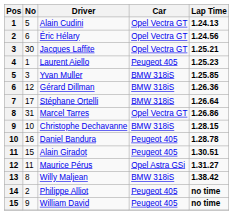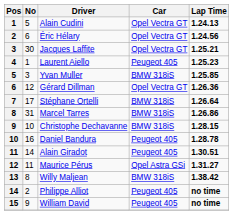(153, 88) BMW 318iS -> (159, 88) Opel Vectra GT
(159, 113) Opel Vectra GT -> (153, 113) BMW 318iS
(30, 152) 15 -> (30, 152) 14
